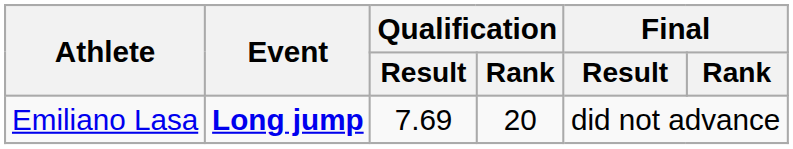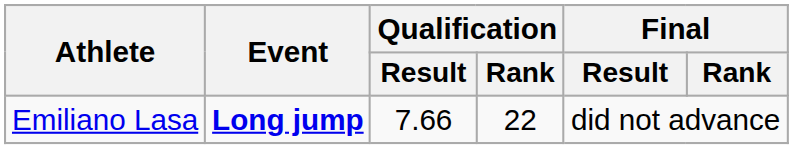(424, 120) 7.69 -> (424, 120) 7.66
(520, 120) 20 -> (520, 120) 22
